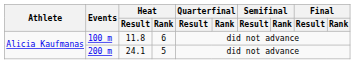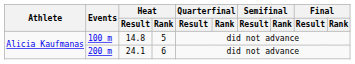(135, 38) 11.8 -> (135, 38) 14.8
(164, 38) 6 -> (164, 38) 5
(164, 52) 5 -> (164, 52) 6
